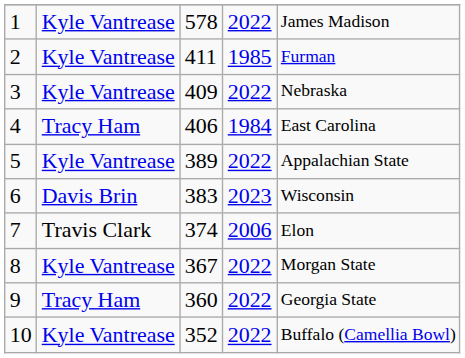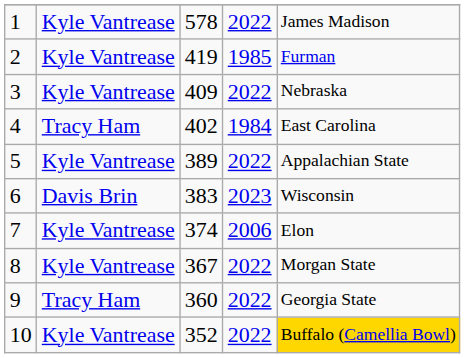(201, 56) 411 -> (201, 56) 419
(201, 126) 406 -> (201, 126) 402
(96, 230) Travis Clark -> (108, 230) Kyle Vantrease
(368, 334) no background -> (368, 334) gold background
